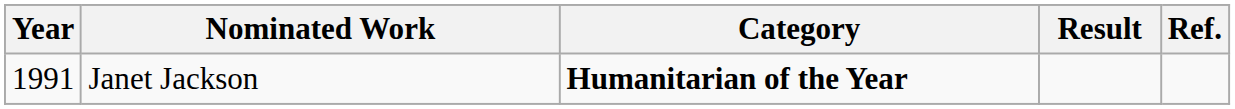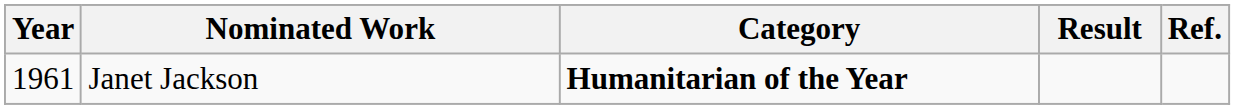(43, 78) 1991 -> (43, 78) 1961
